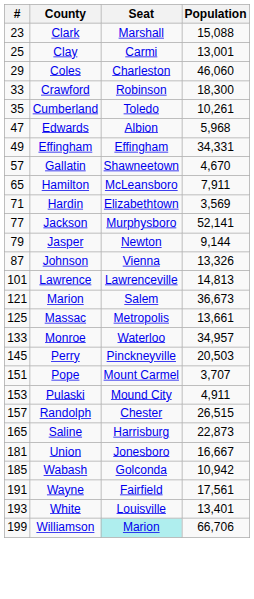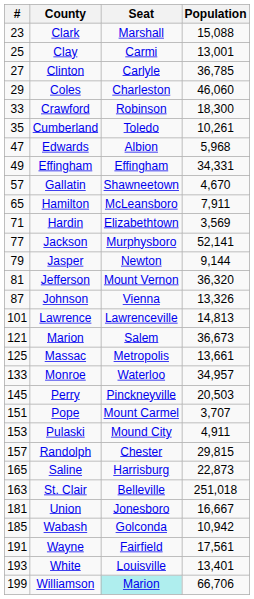+ row: (65, 71)
+ row: (65, 280)
(216, 413) 26,515 -> (216, 451) 29,815
+ row: (65, 489)
